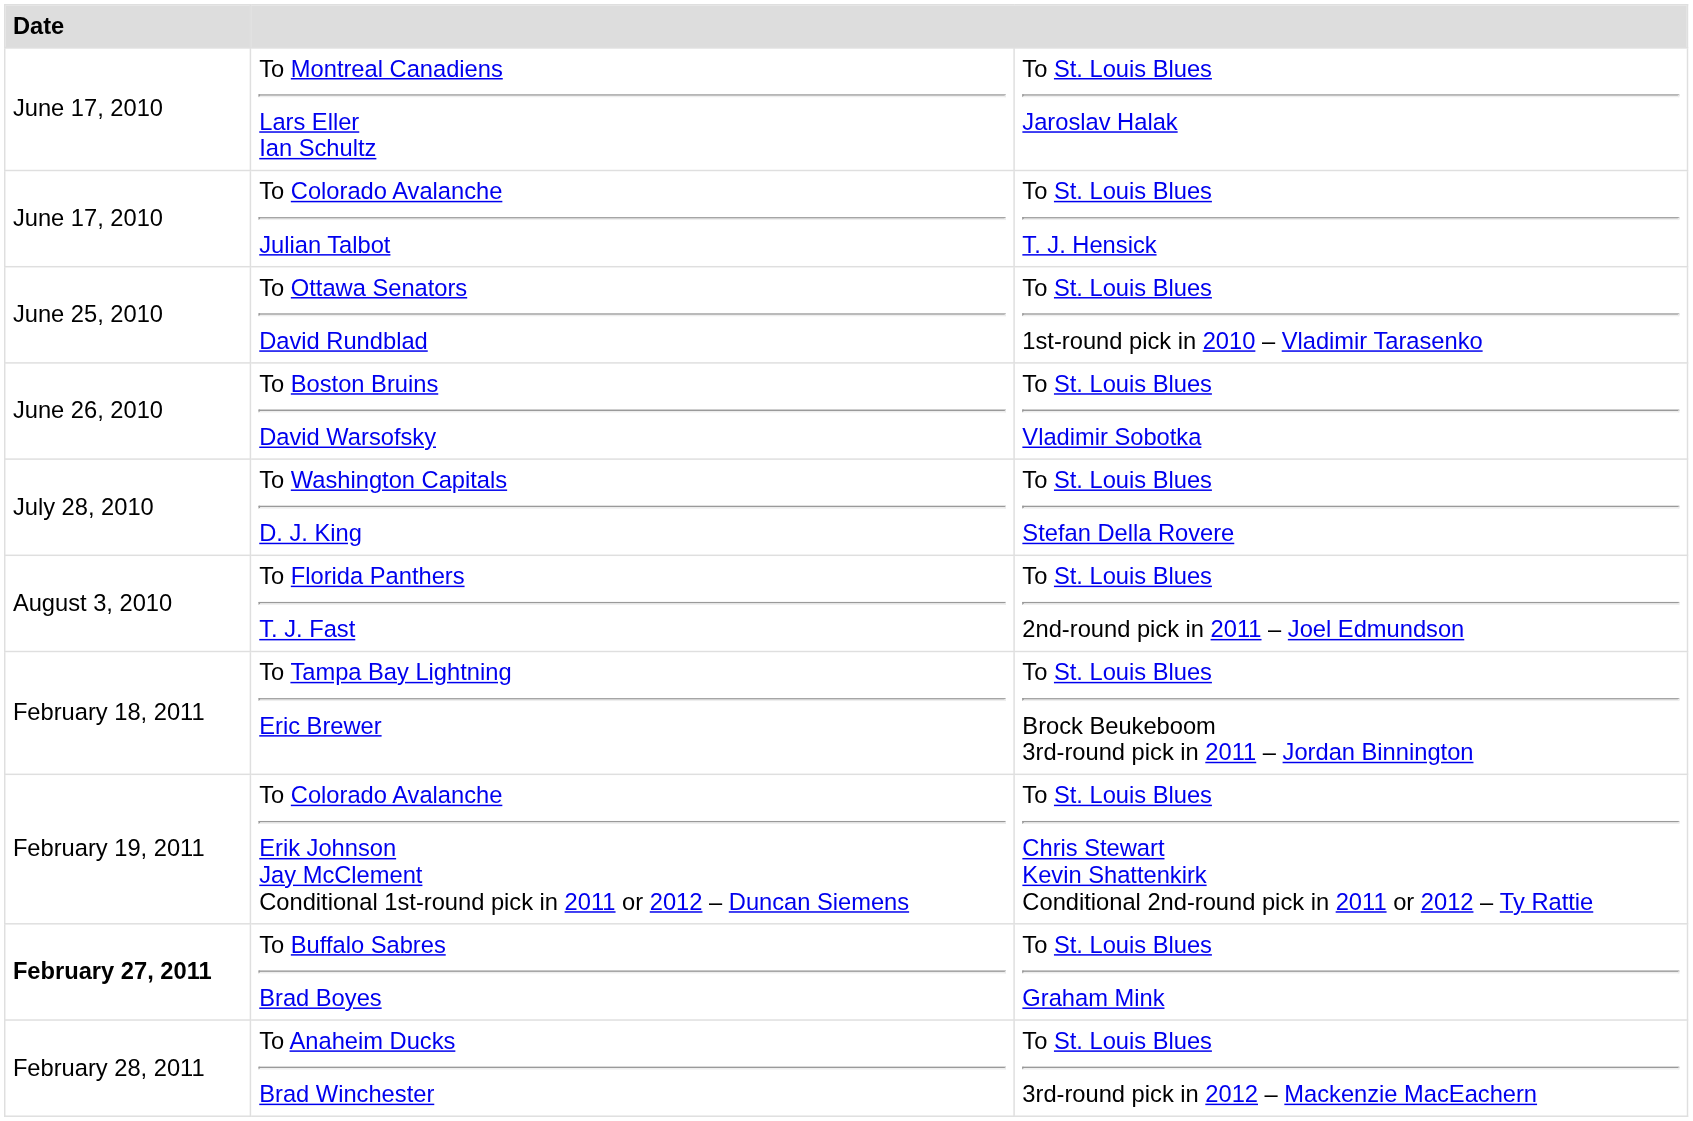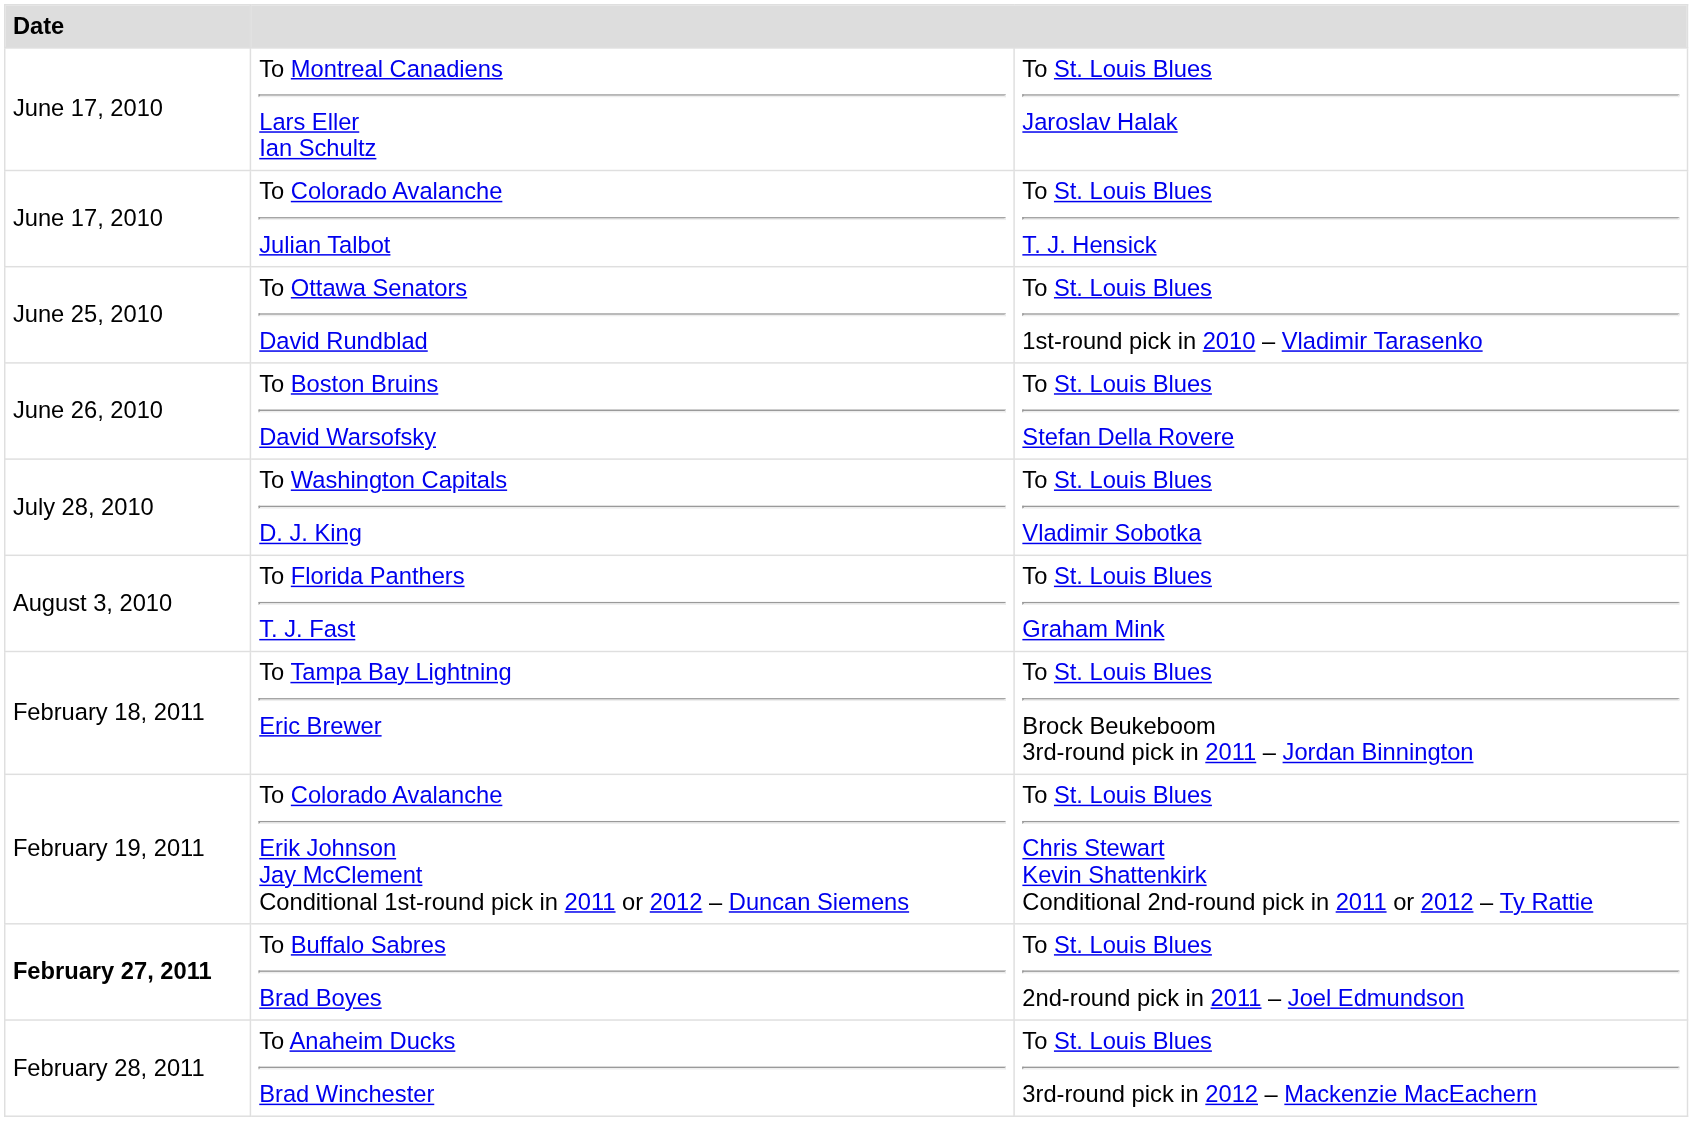(1351, 410) To St. Louis Blues Vladimir Sobotka -> (1351, 410) To St. Louis Blues Stefan Della Rovere
(1351, 506) To St. Louis Blues Stefan Della Rovere -> (1351, 506) To St. Louis Blues Vladimir Sobotka
(1351, 603) To St. Louis Blues 2nd-round pick in 2011 – Joel Edmundson -> (1351, 603) To St. Louis Blues Graham Mink
(1351, 971) To St. Louis Blues Graham Mink -> (1351, 971) To St. Louis Blues 2nd-round pick in 2011 – Joel Edmundson
